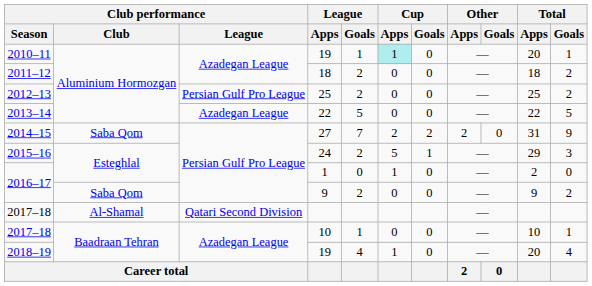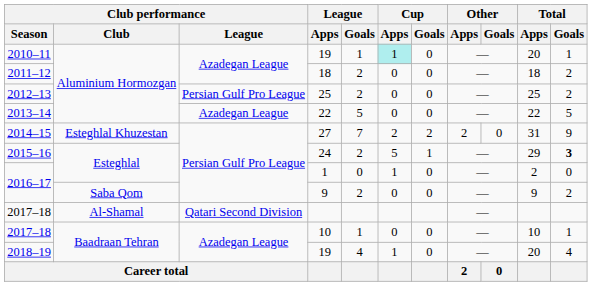(116, 133) Saba Qom -> (116, 133) Esteghlal Khuzestan
(569, 152) normal -> (569, 152) bold
